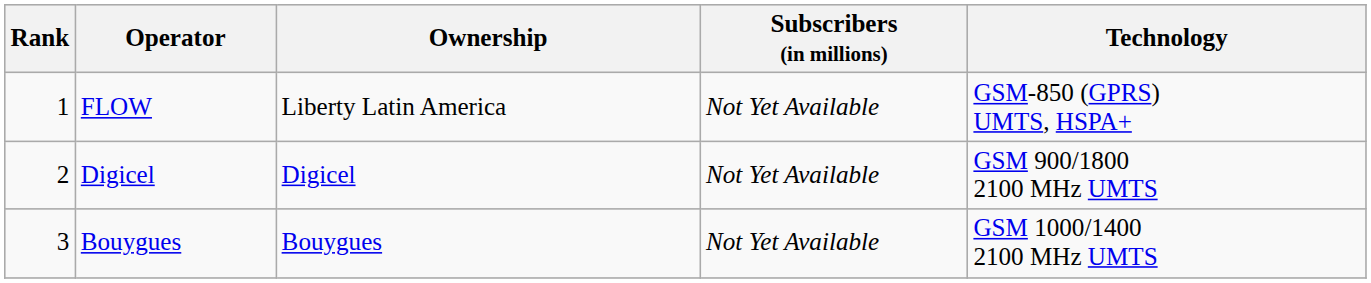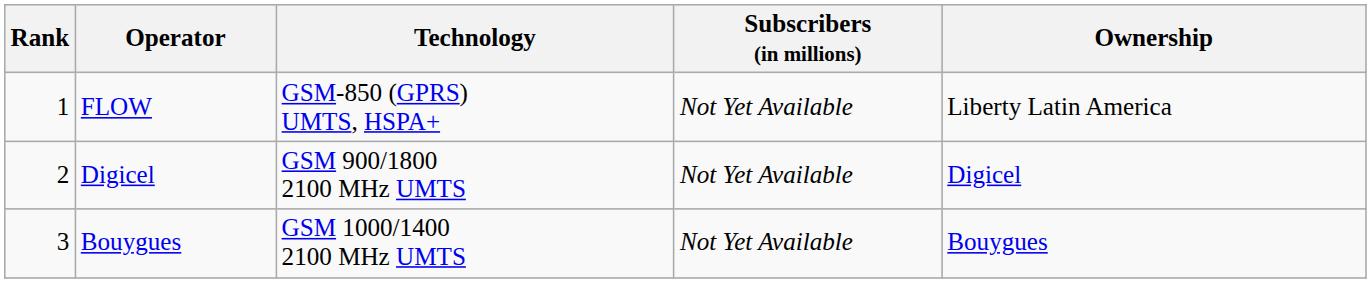columns swapped: (1167, 38) <-> (488, 38)
